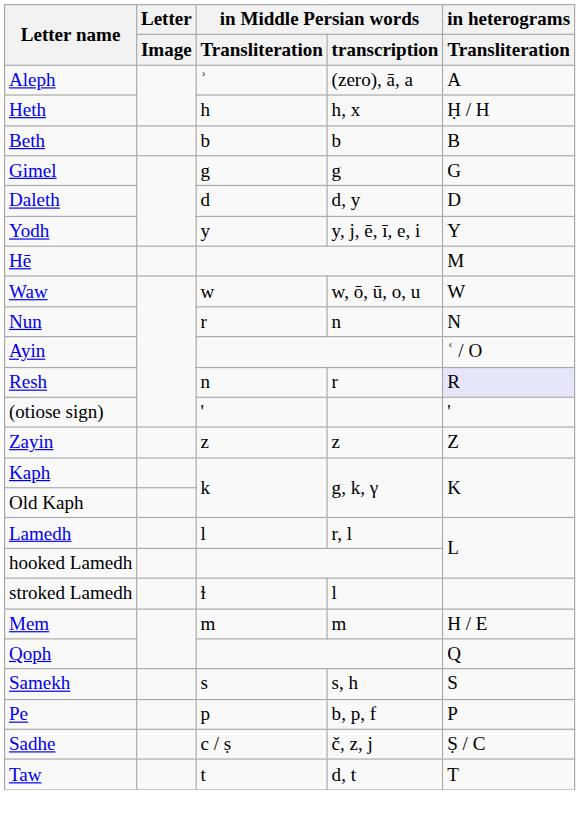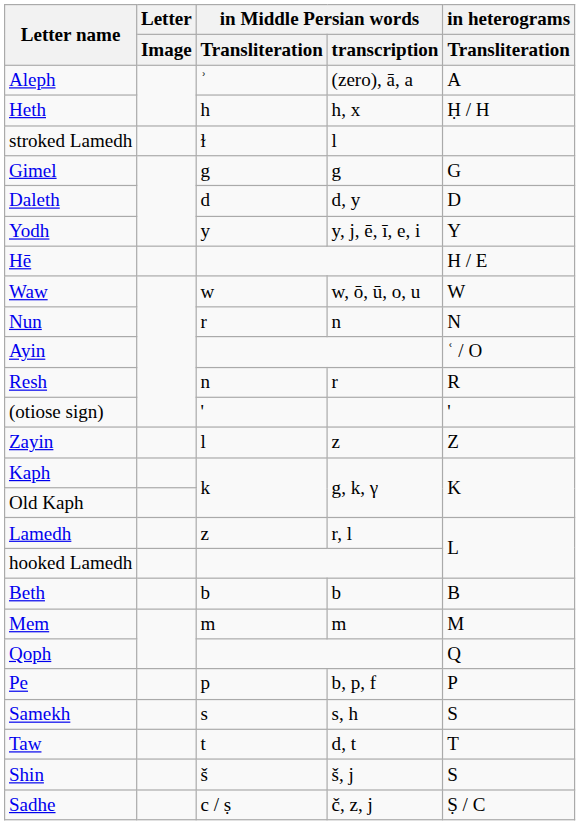rows swapped: (27, 140) <-> (71, 593)
(456, 261) M -> (467, 261) H / E
(454, 381) lavender background -> (454, 381) no background
(205, 442) z -> (203, 442) l
(203, 532) l -> (205, 532) z
(467, 623) H / E -> (456, 623) M
rows swapped: (40, 683) <-> (19, 714)
rows swapped: (32, 744) <-> (25, 774)
+ row: (26, 774)
